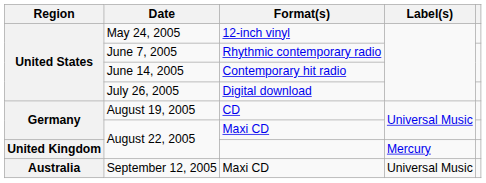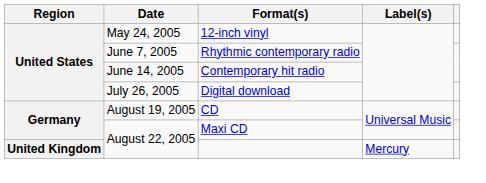- row: (162, 168)
